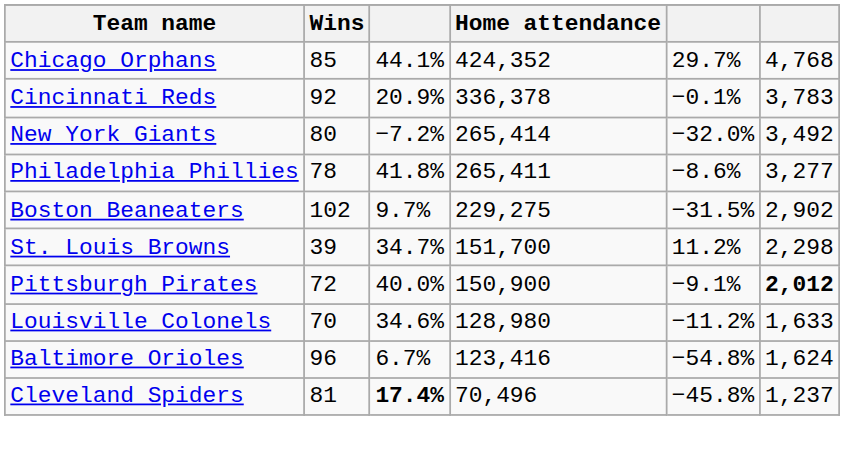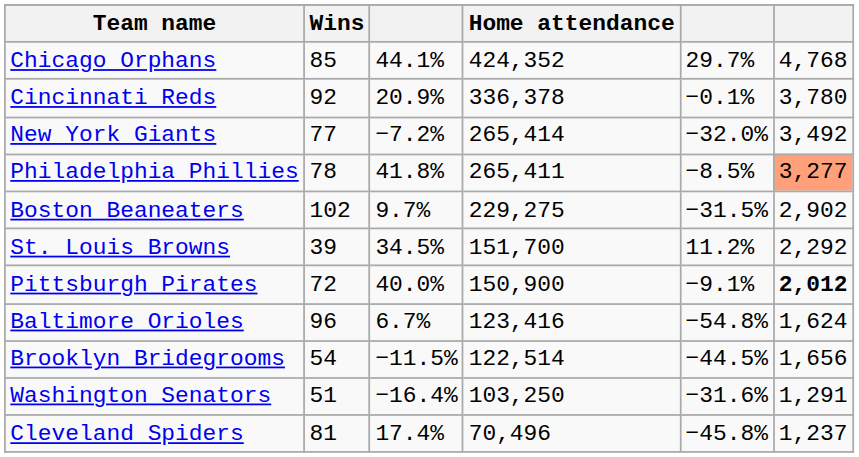(799, 98) 3,783 -> (813, 98) 3,780
(323, 135) 80 -> (323, 135) 77
(706, 173) −8.6% -> (720, 173) −8.5%
(799, 173) no background -> (813, 173) lightsalmon background
(410, 247) 34.7% -> (410, 247) 34.5%
(799, 247) 2,298 -> (813, 247) 2,292
- row: (141, 322)
+ row: (148, 359)
+ row: (141, 396)
(410, 396) bold -> (410, 434) normal
